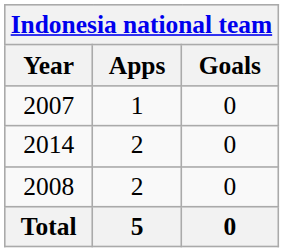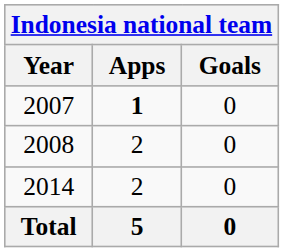(137, 105) normal -> (137, 105) bold
rows swapped: (49, 186) <-> (49, 145)
